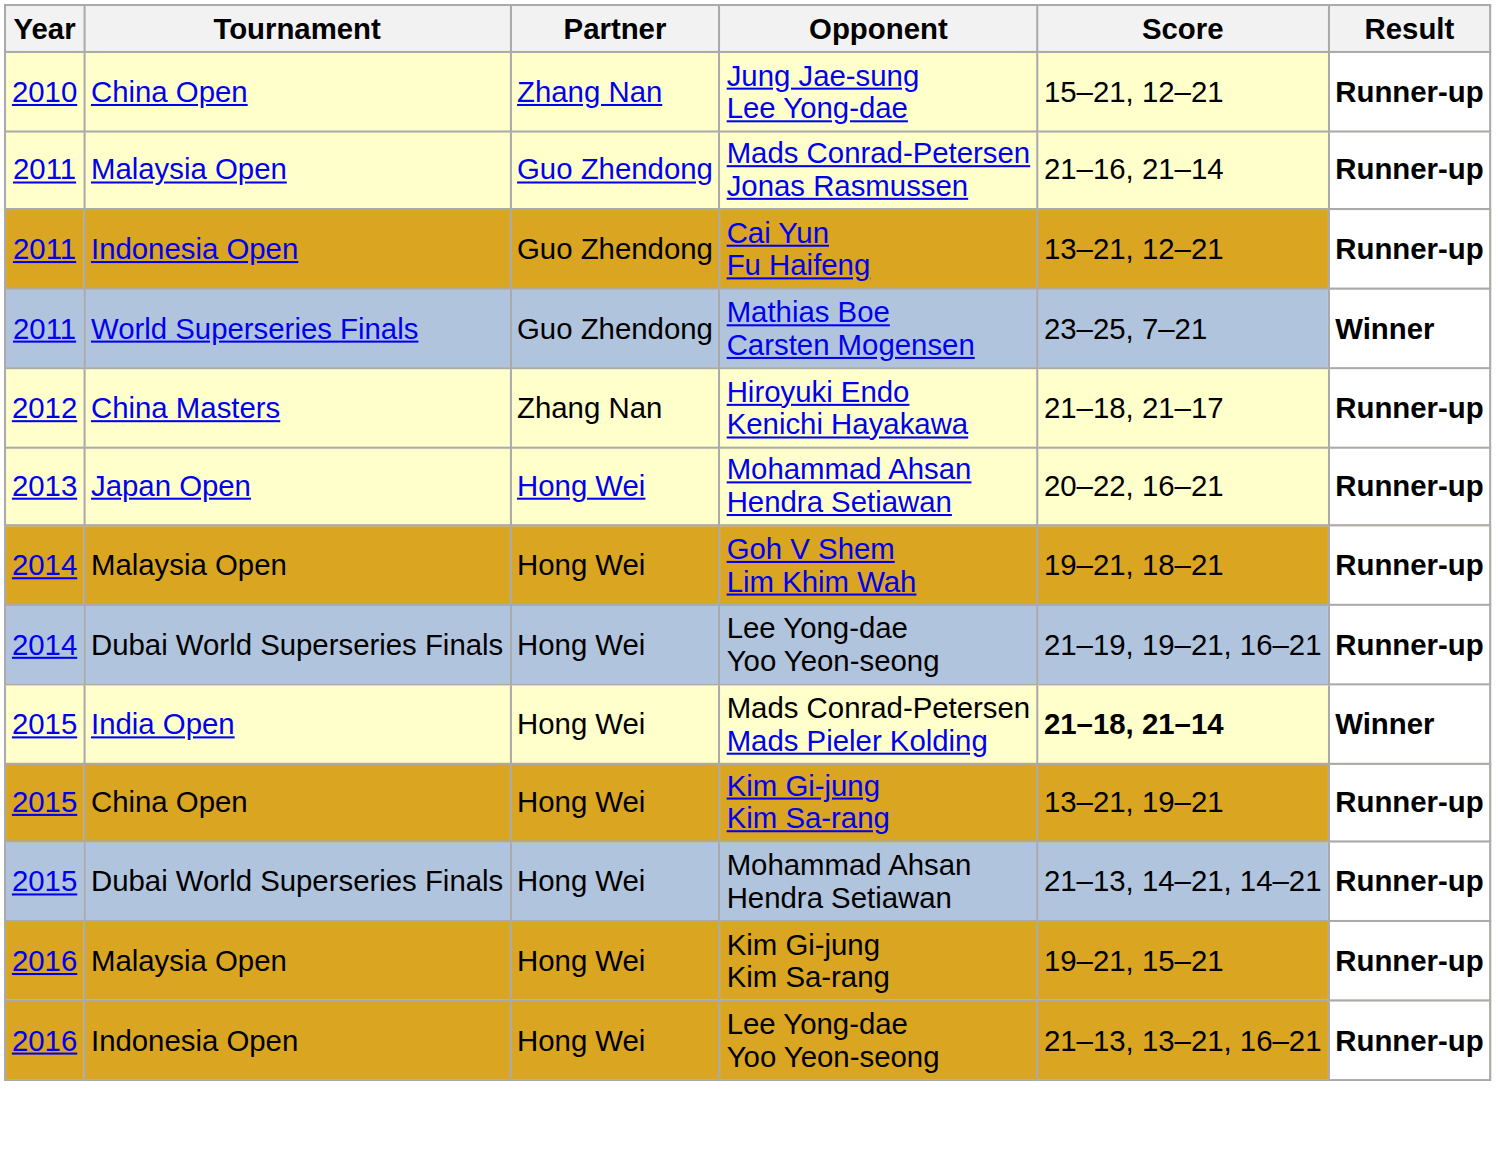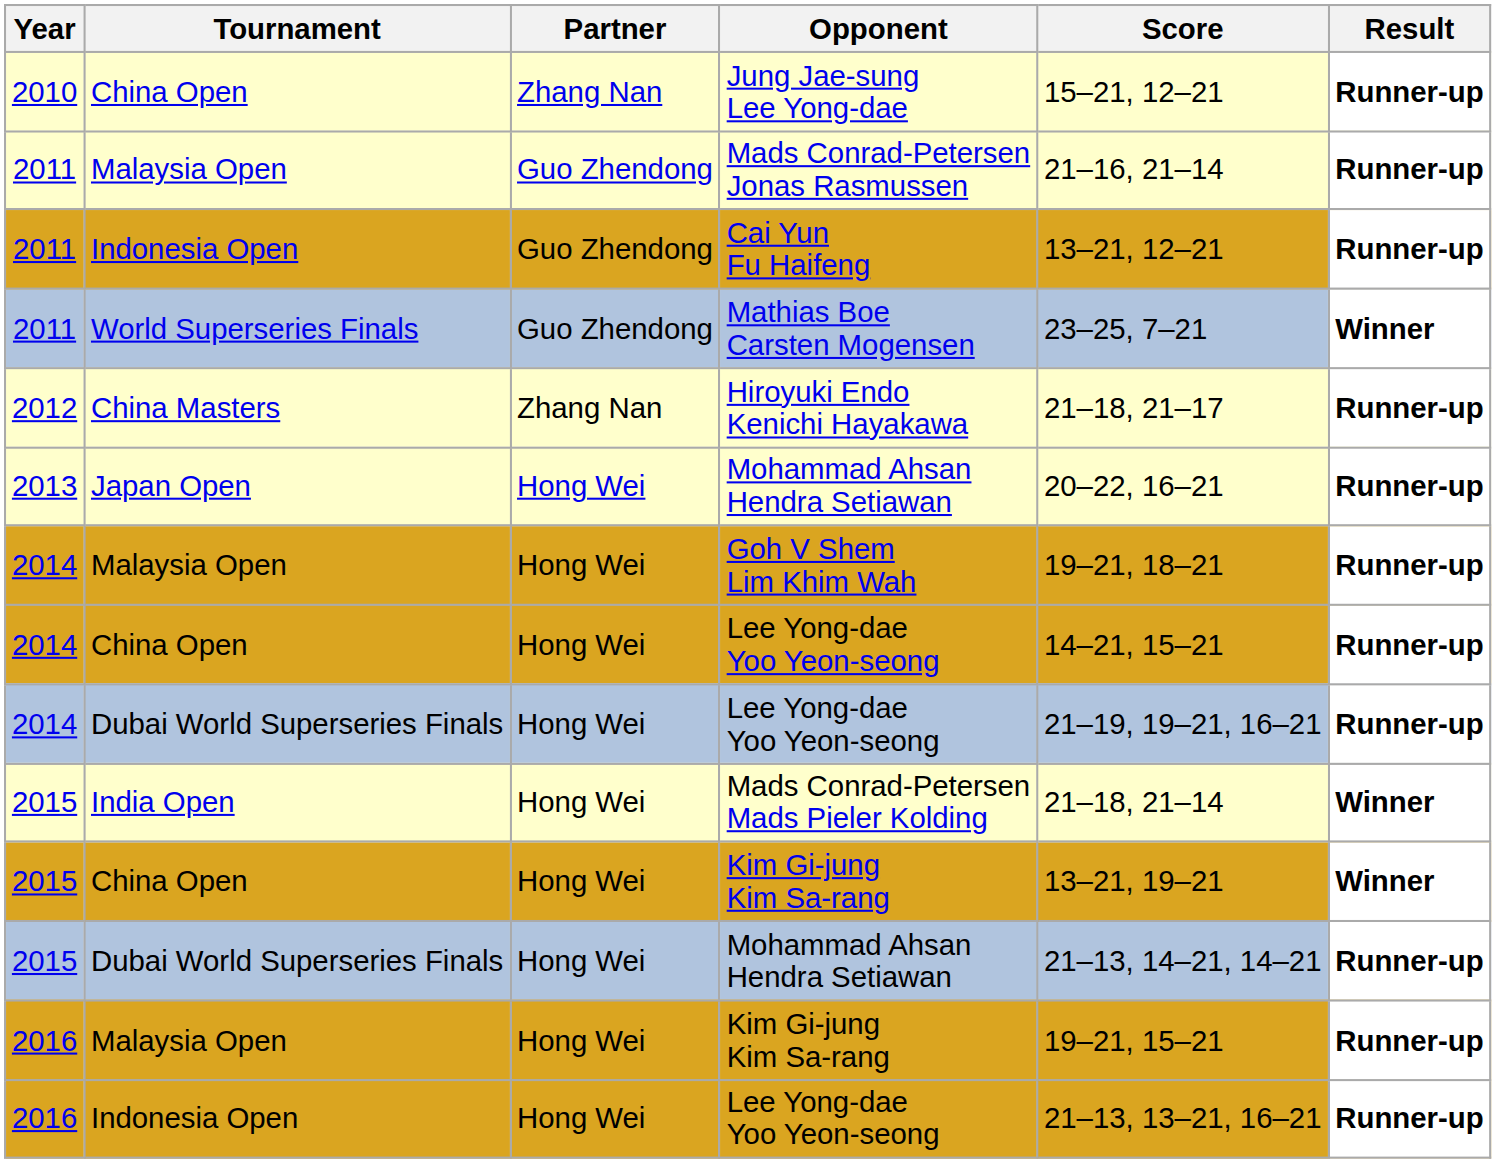+ row: (169, 645)
(1134, 724) bold -> (1134, 803) normal
(1409, 803) Runner-up -> (1385, 882) Winner
